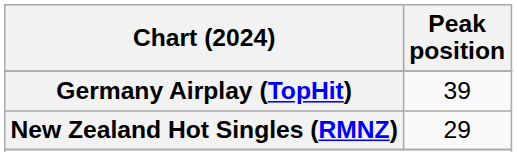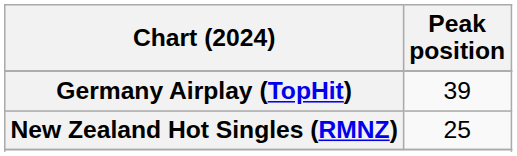(457, 129) 29 -> (457, 129) 25
